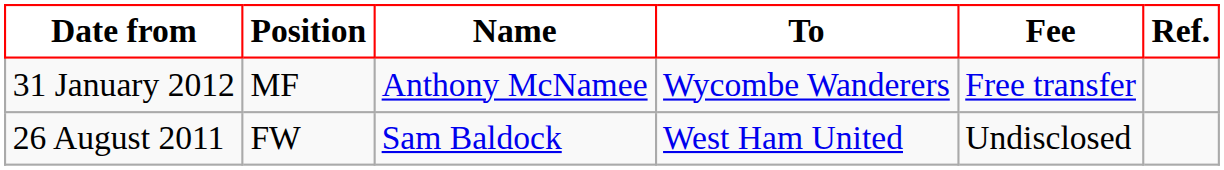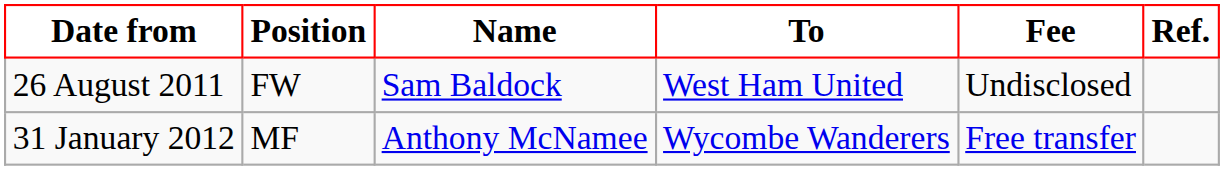rows swapped: (119, 137) <-> (124, 84)
